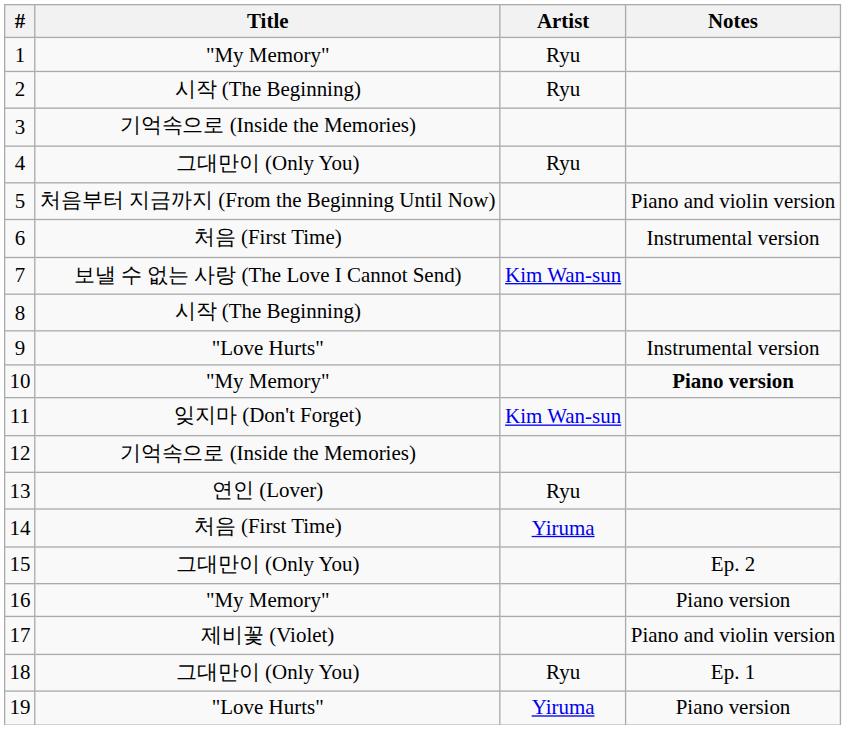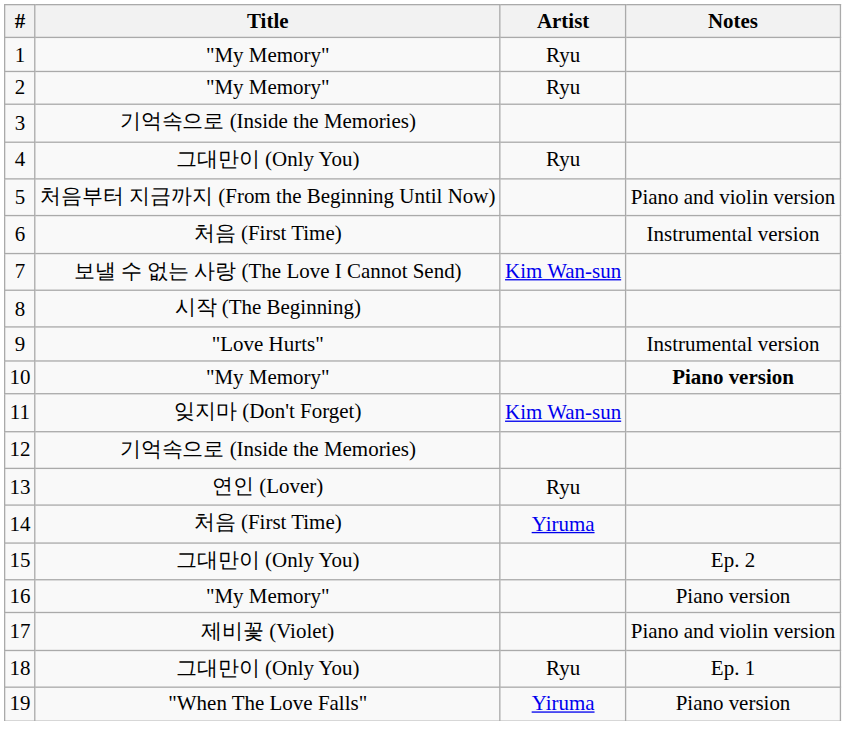(268, 88) 시작 (The Beginning) -> (268, 87) "My Memory"
(268, 707) "Love Hurts" -> (268, 703) "When The Love Falls"
